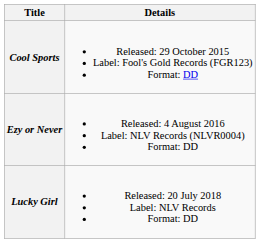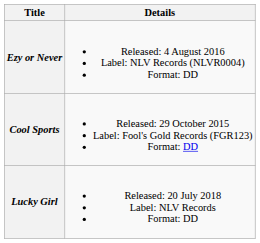rows swapped: (34, 57) <-> (34, 129)
